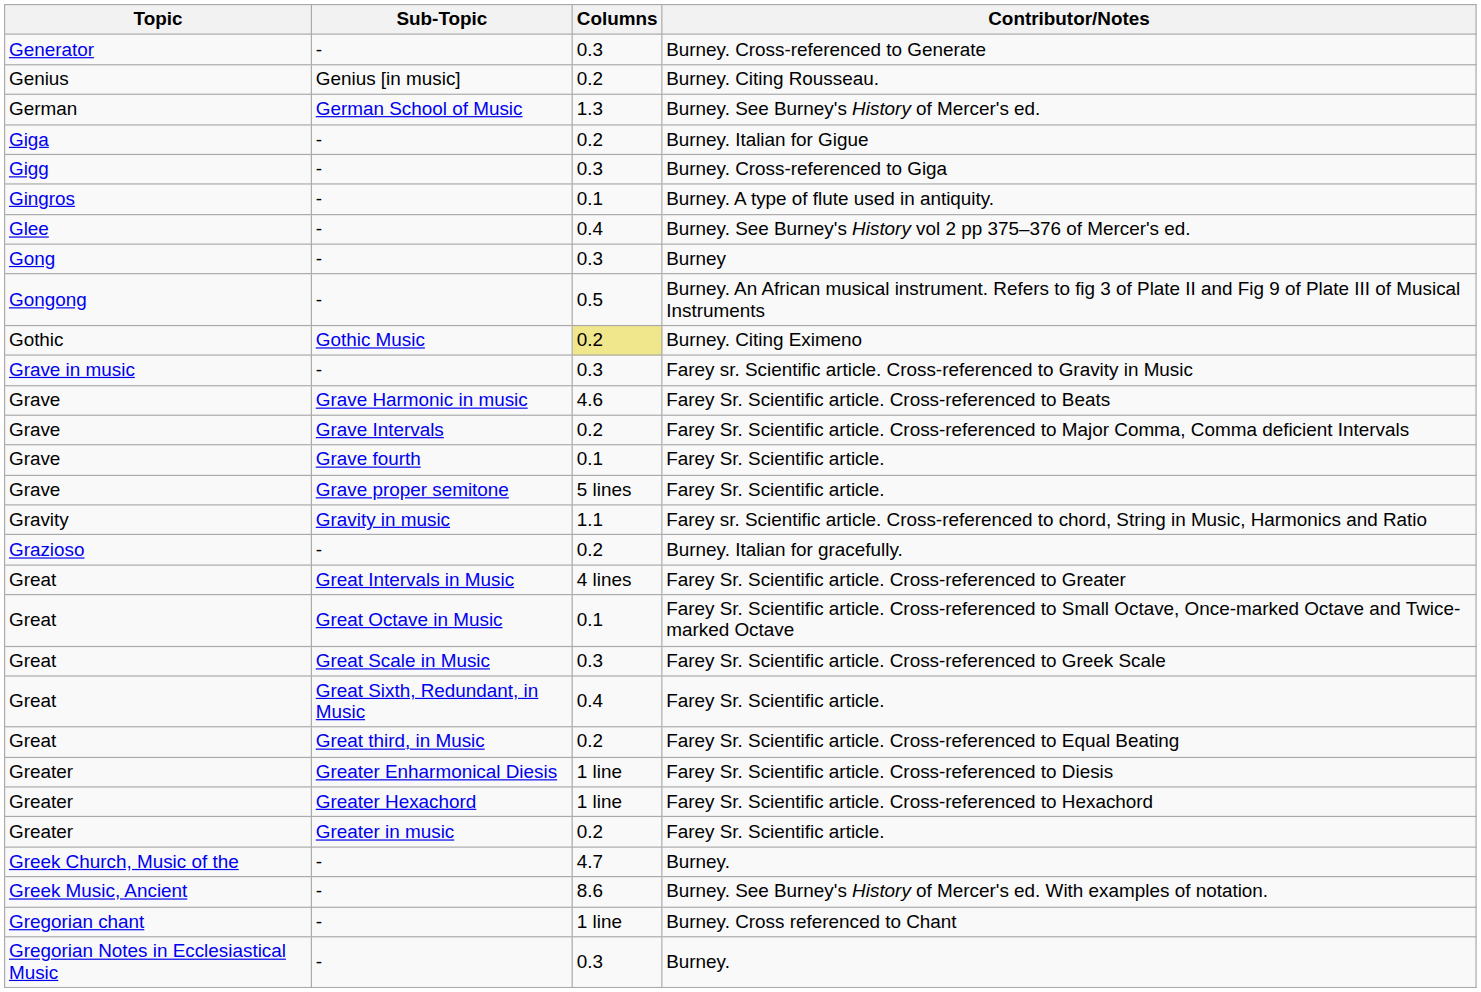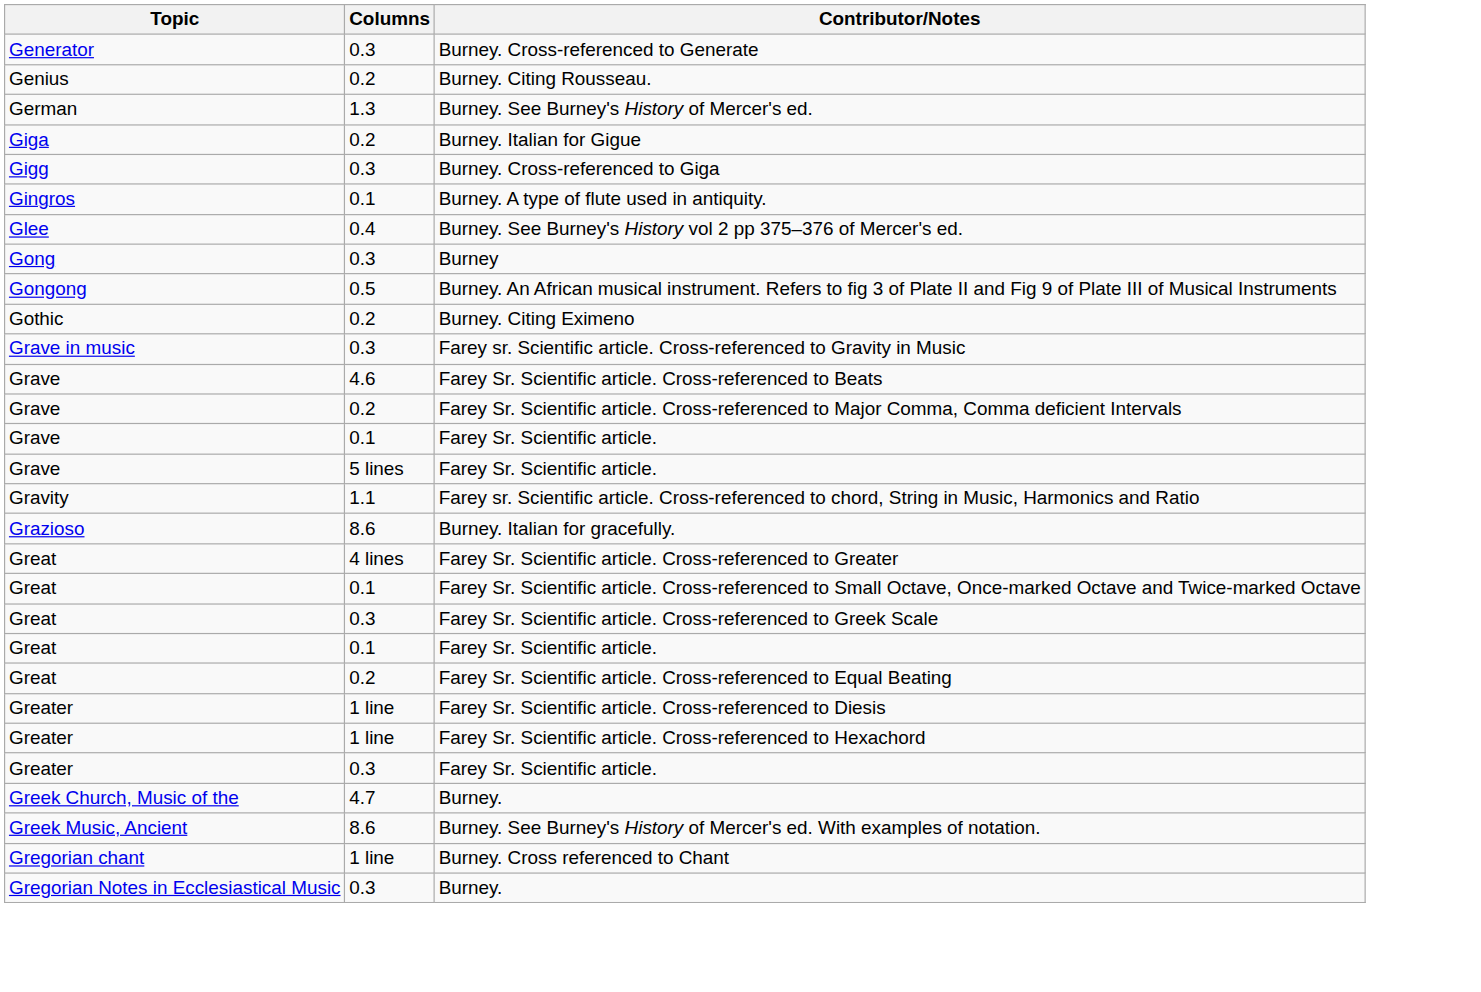- column: (442, 19)
(590, 340) khaki background -> (362, 318) no background
(590, 549) 0.2 -> (362, 528) 8.6
(590, 701) 0.4 -> (362, 648) 0.1
(590, 831) 0.2 -> (362, 768) 0.3
